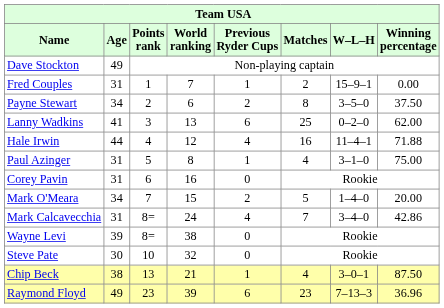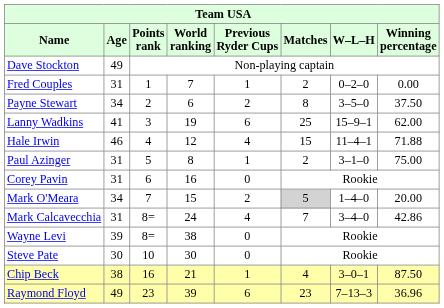(354, 84) 15–9–1 -> (354, 84) 0–2–0
(190, 122) 13 -> (190, 122) 19
(354, 122) 0–2–0 -> (354, 122) 15–9–1
(117, 141) 44 -> (117, 141) 46
(306, 141) 16 -> (306, 141) 15
(306, 160) 4 -> (306, 160) 2
(306, 198) no background -> (306, 198) lightgrey background
(190, 255) 32 -> (190, 255) 30
(148, 274) 13 -> (148, 274) 16
